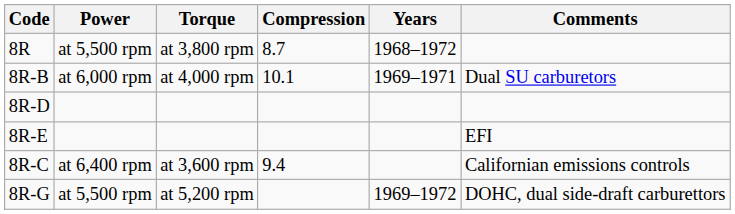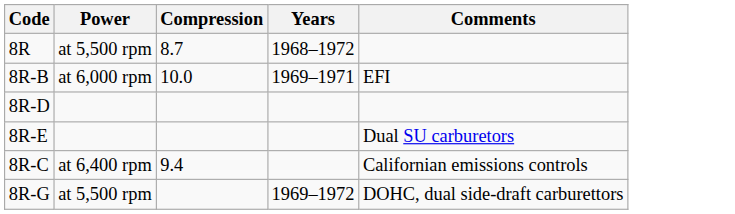- column: (207, 19)
(278, 77) 10.1 -> (176, 77) 10.0
(541, 77) Dual SU carburetors -> (377, 77) EFI
(479, 135) EFI -> (439, 135) Dual SU carburetors
